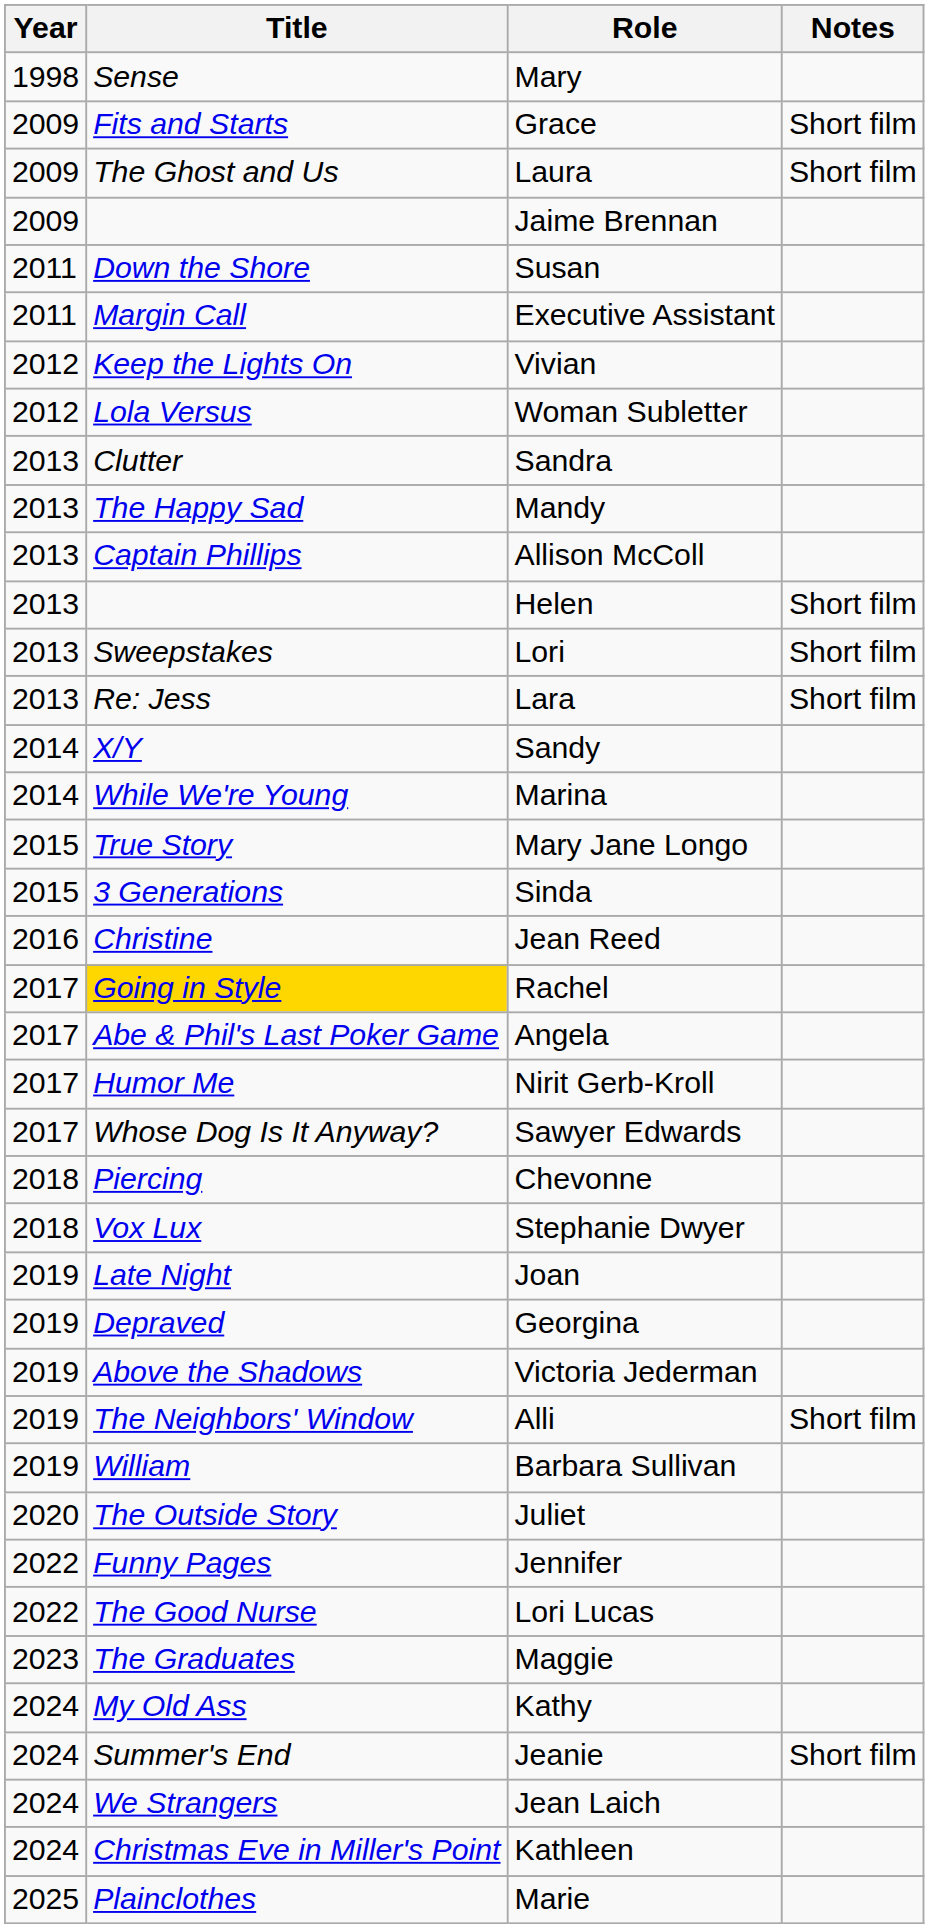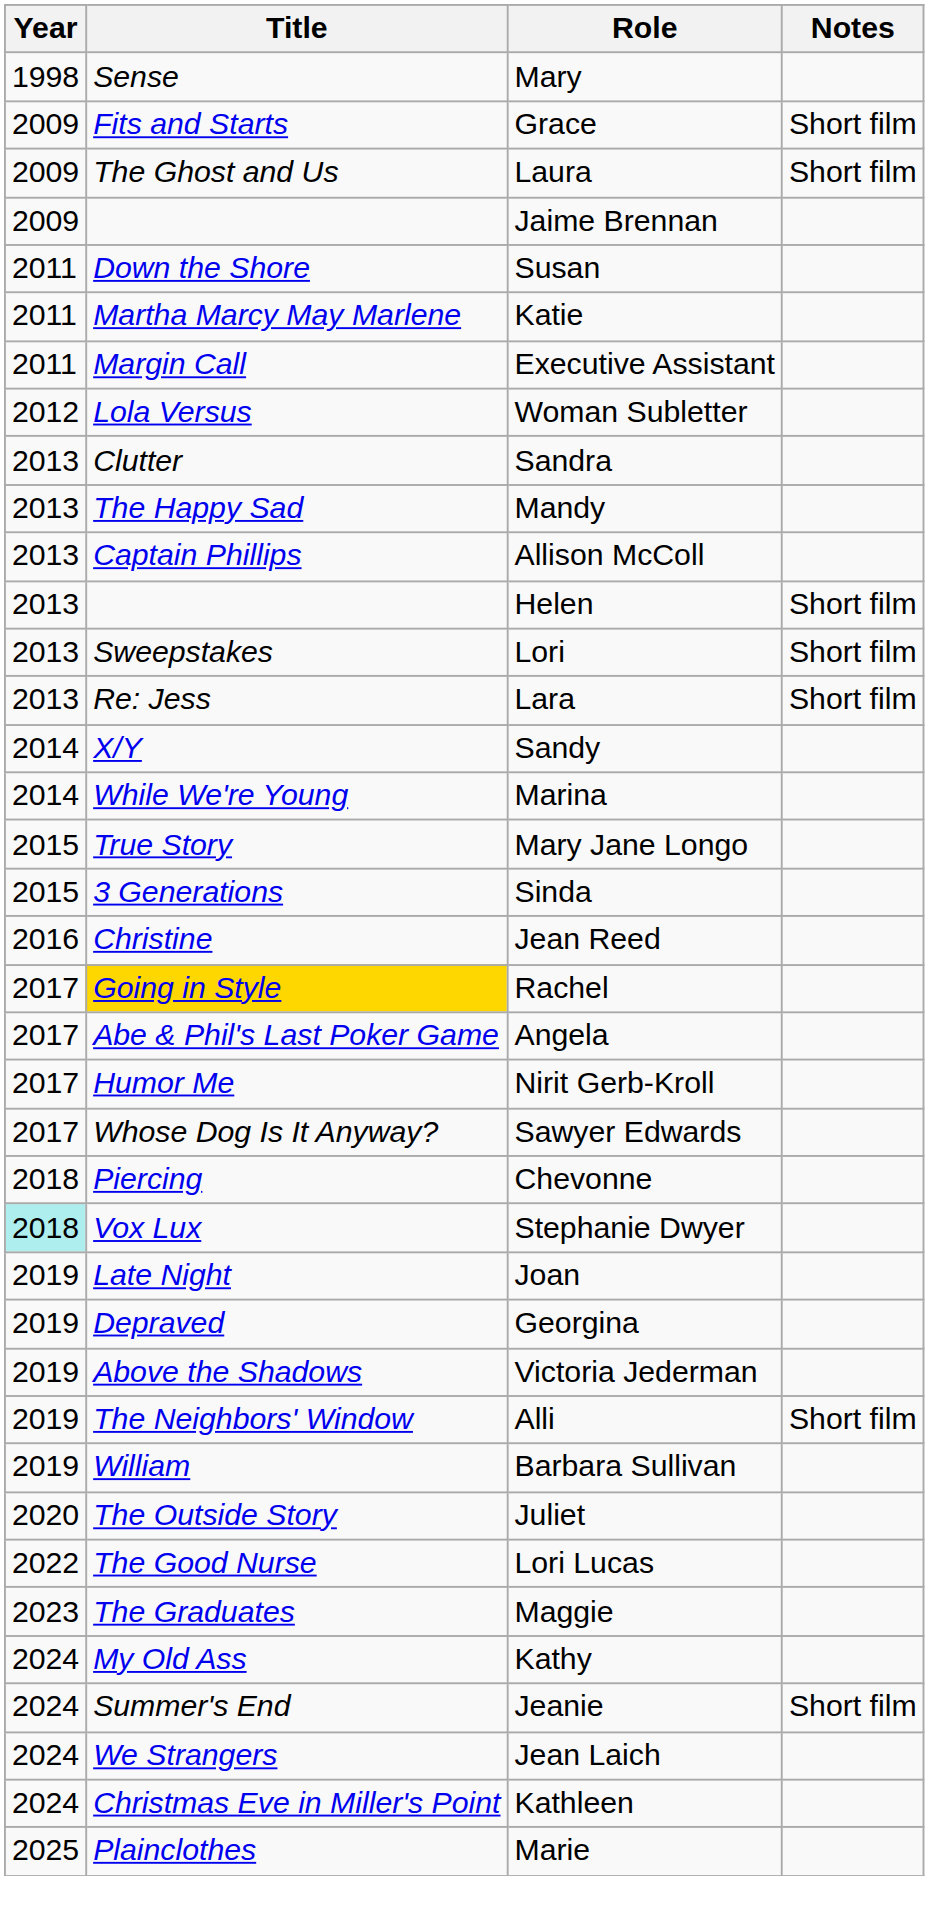+ row: (549, 316)
- row: (555, 364)
(46, 1227) no background -> (46, 1227) paleturquoise background
- row: (568, 1563)
